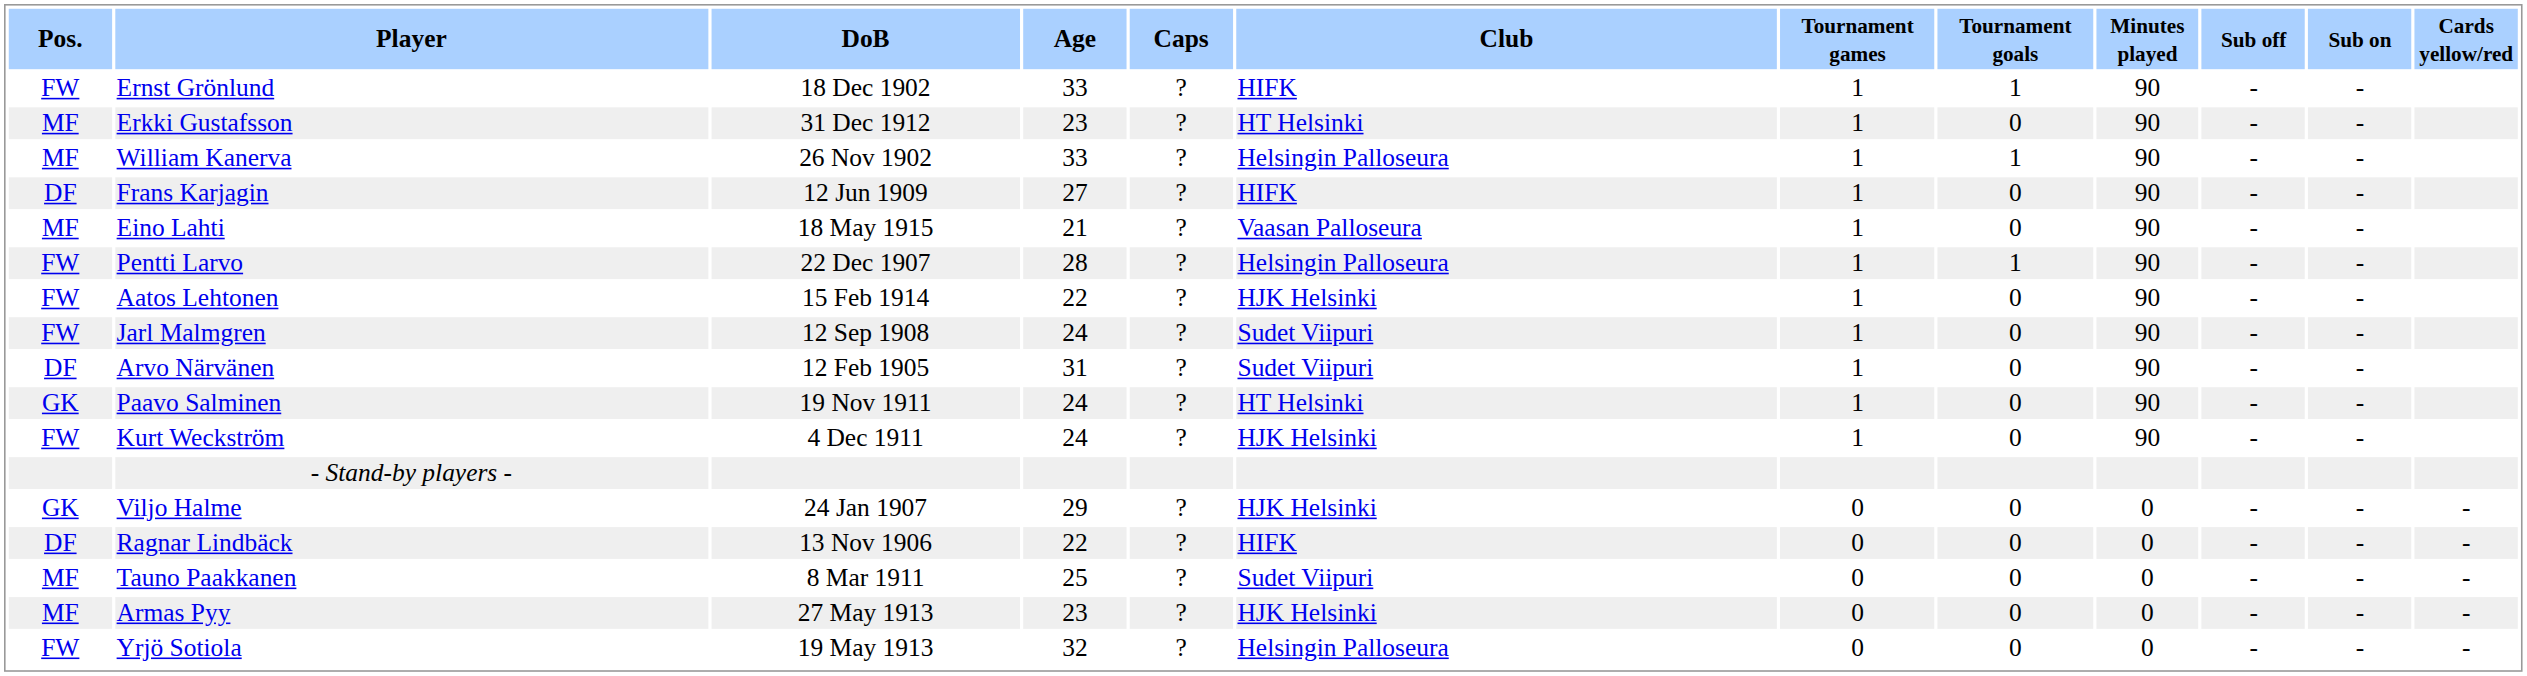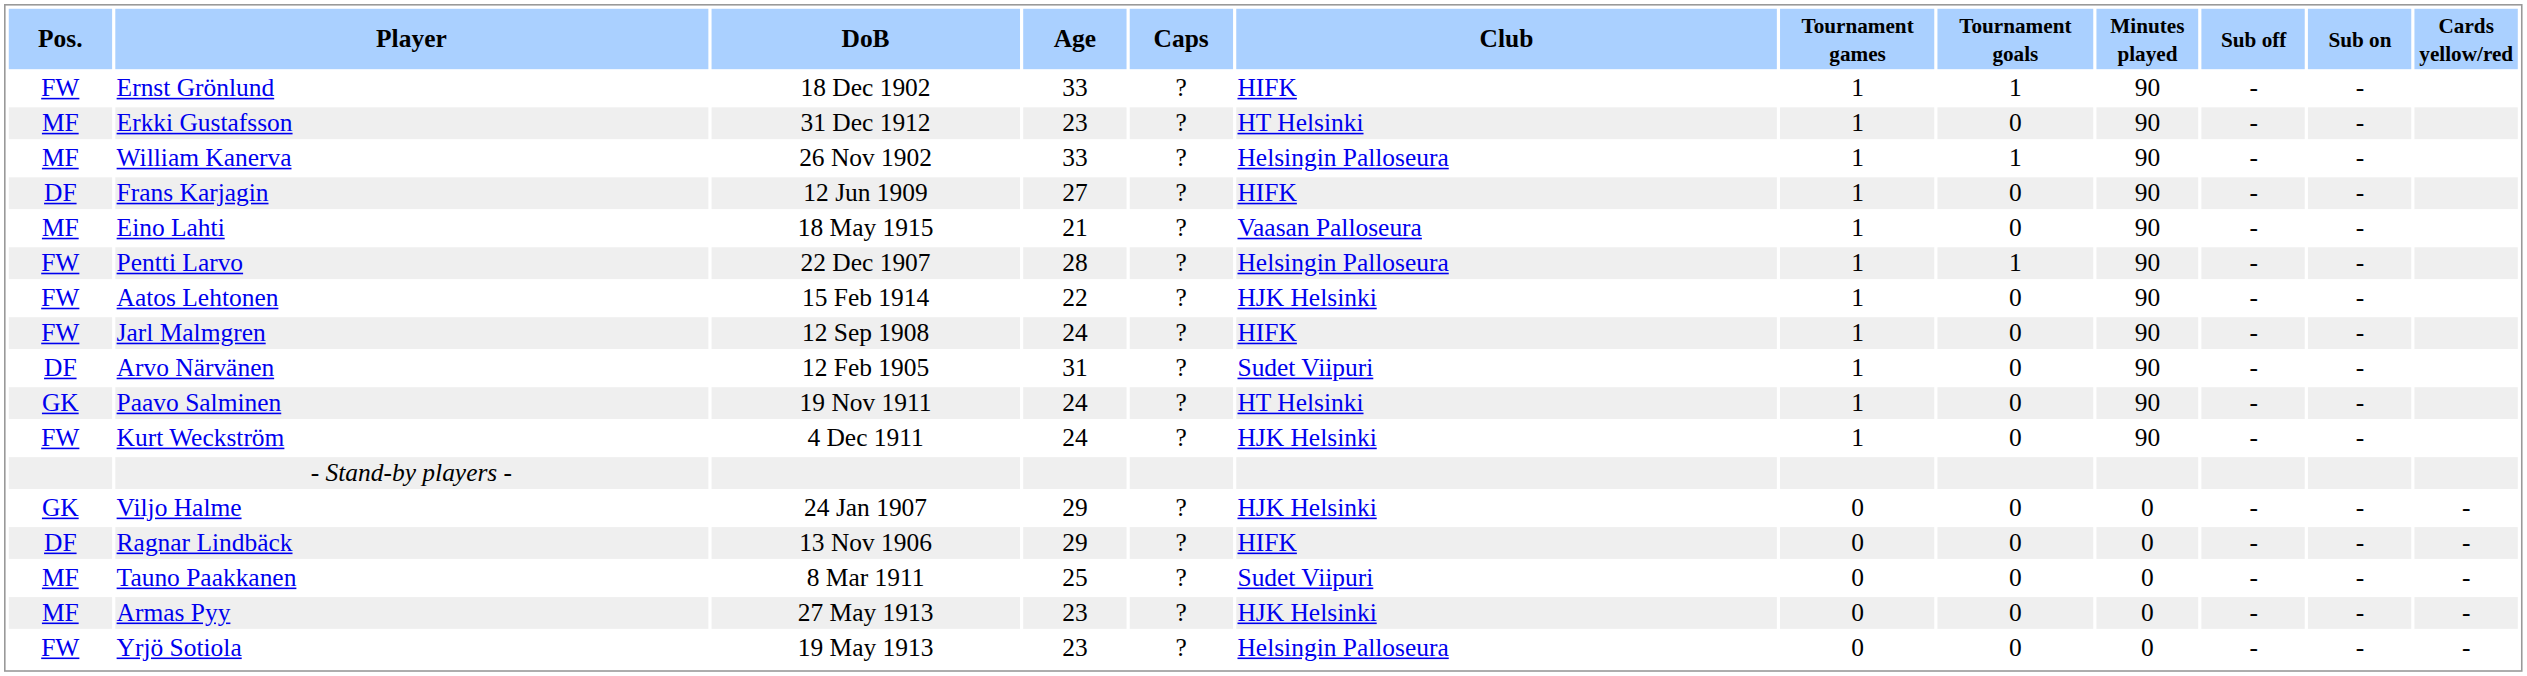(1305, 332) Sudet Viipuri -> (1267, 332) HIFK
(1075, 542) 22 -> (1075, 542) 29
(1075, 647) 32 -> (1075, 647) 23
